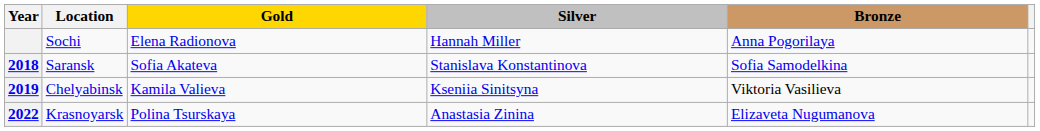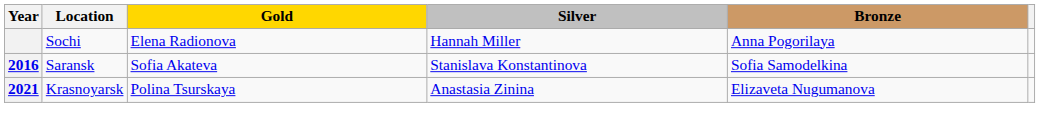(23, 65) 2018 -> (23, 65) 2016
- row: (84, 89)
(23, 114) 2022 -> (23, 89) 2021
